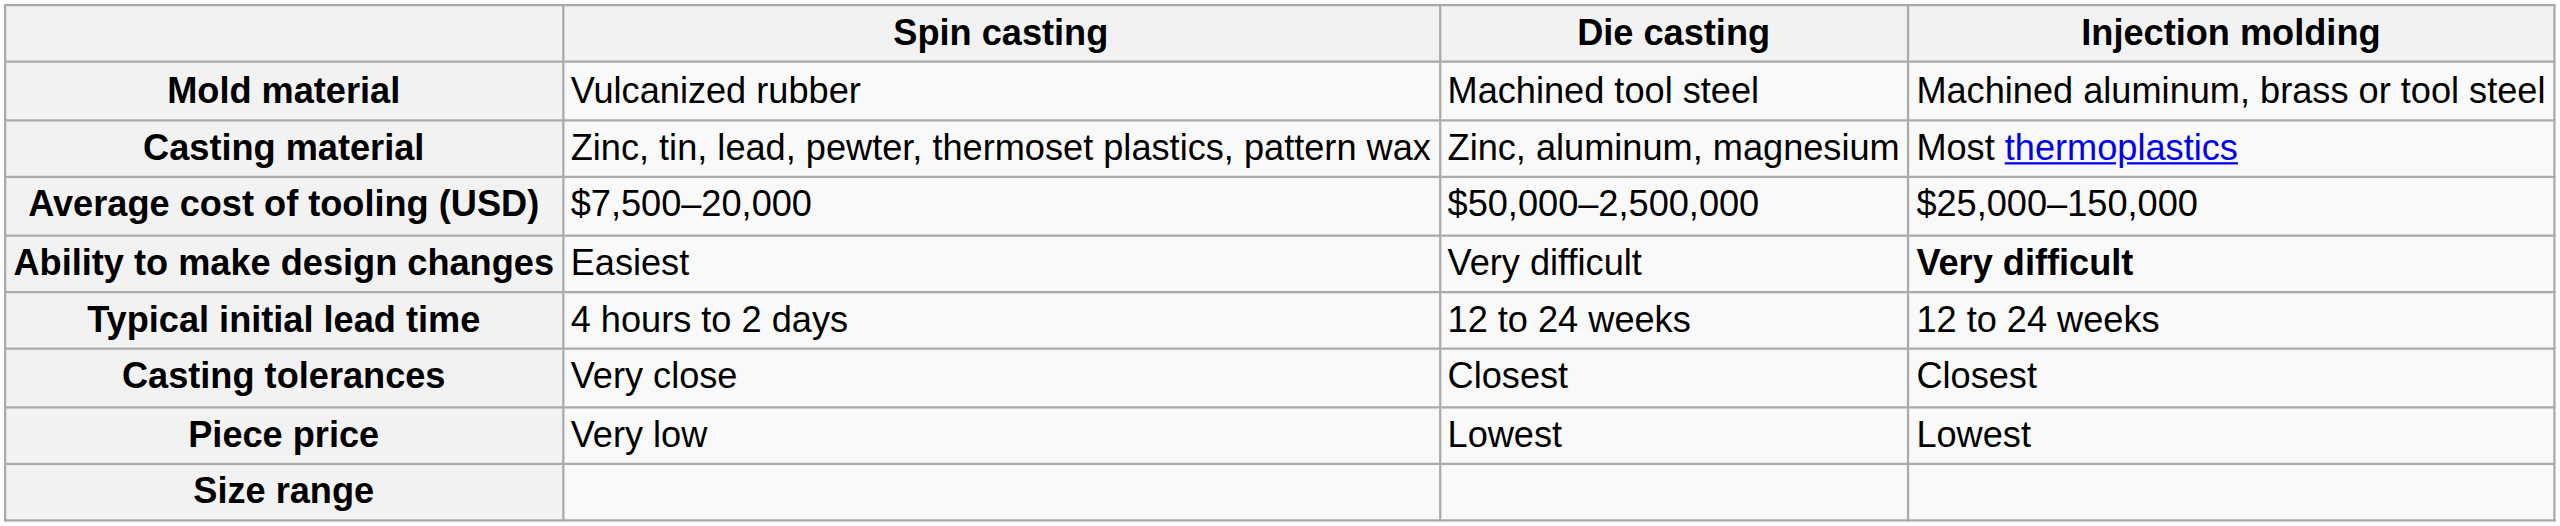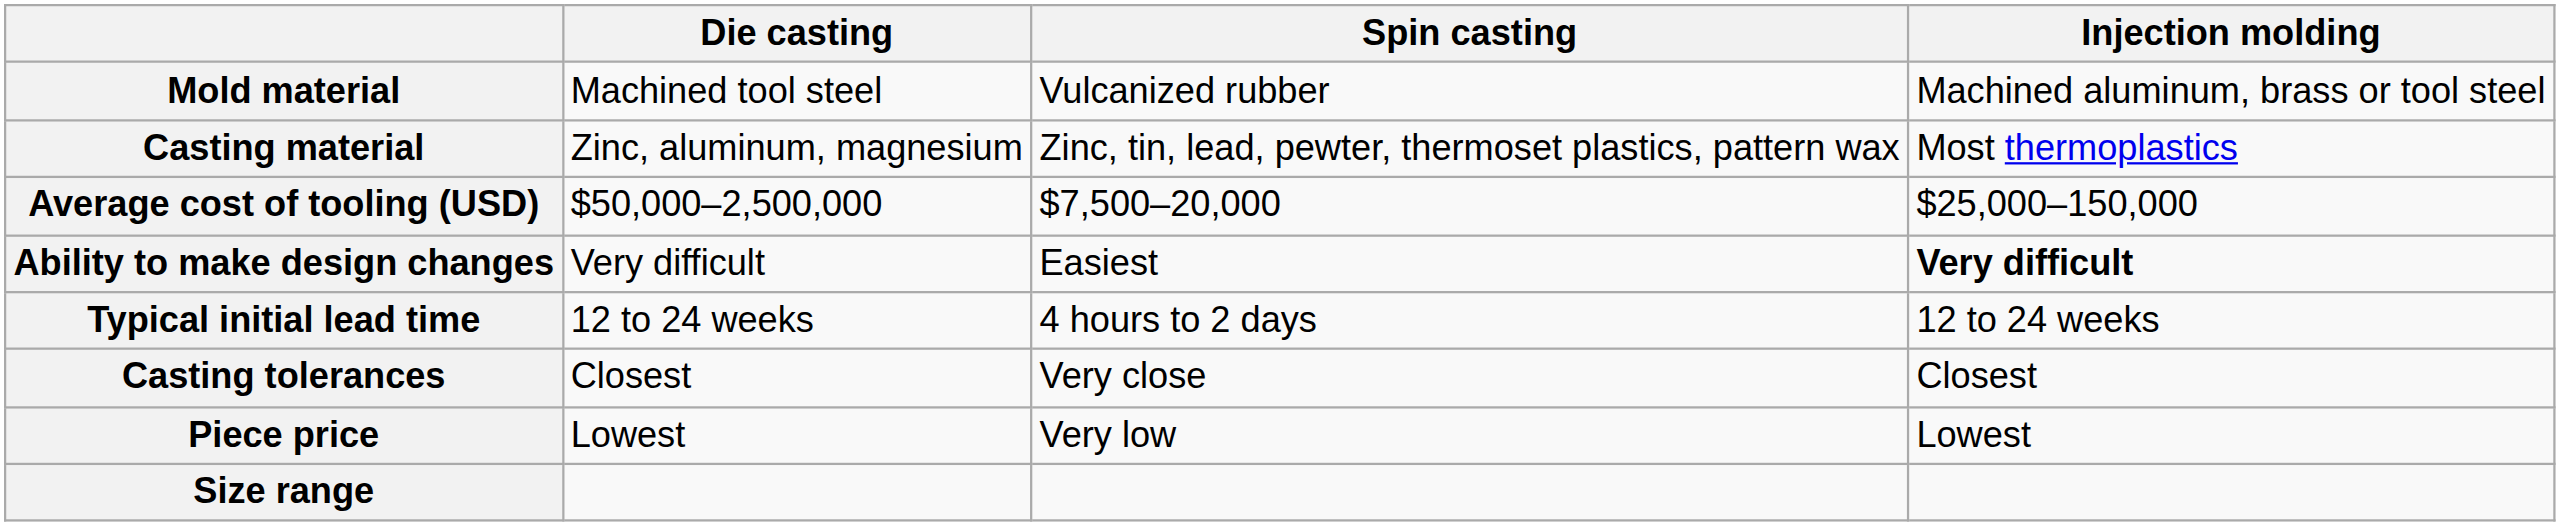columns swapped: (1001, 33) <-> (1674, 33)
